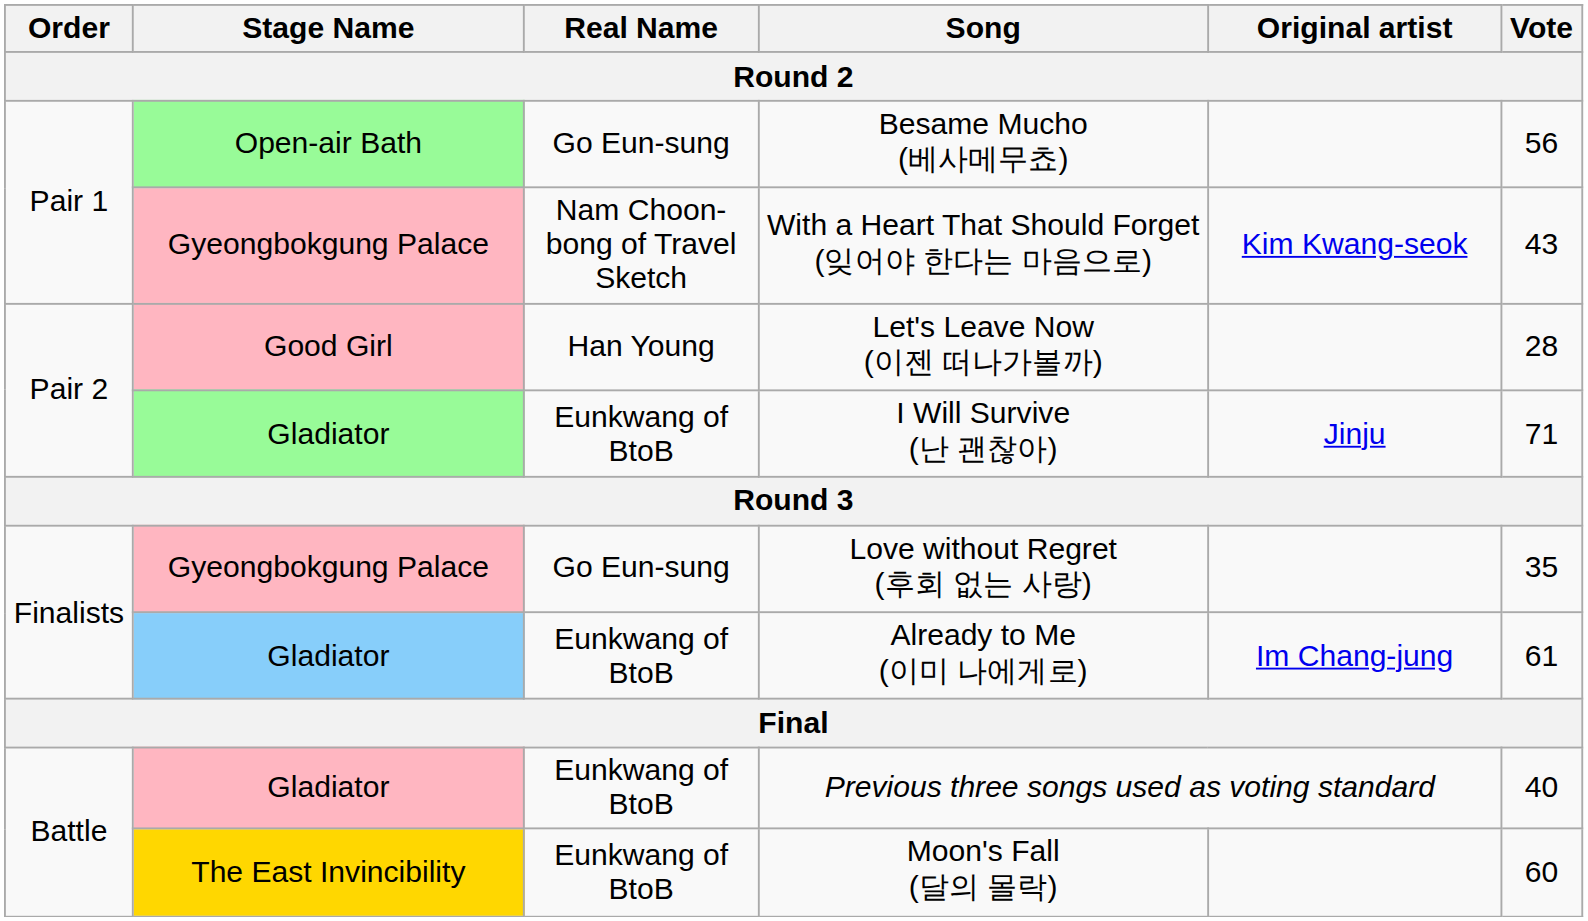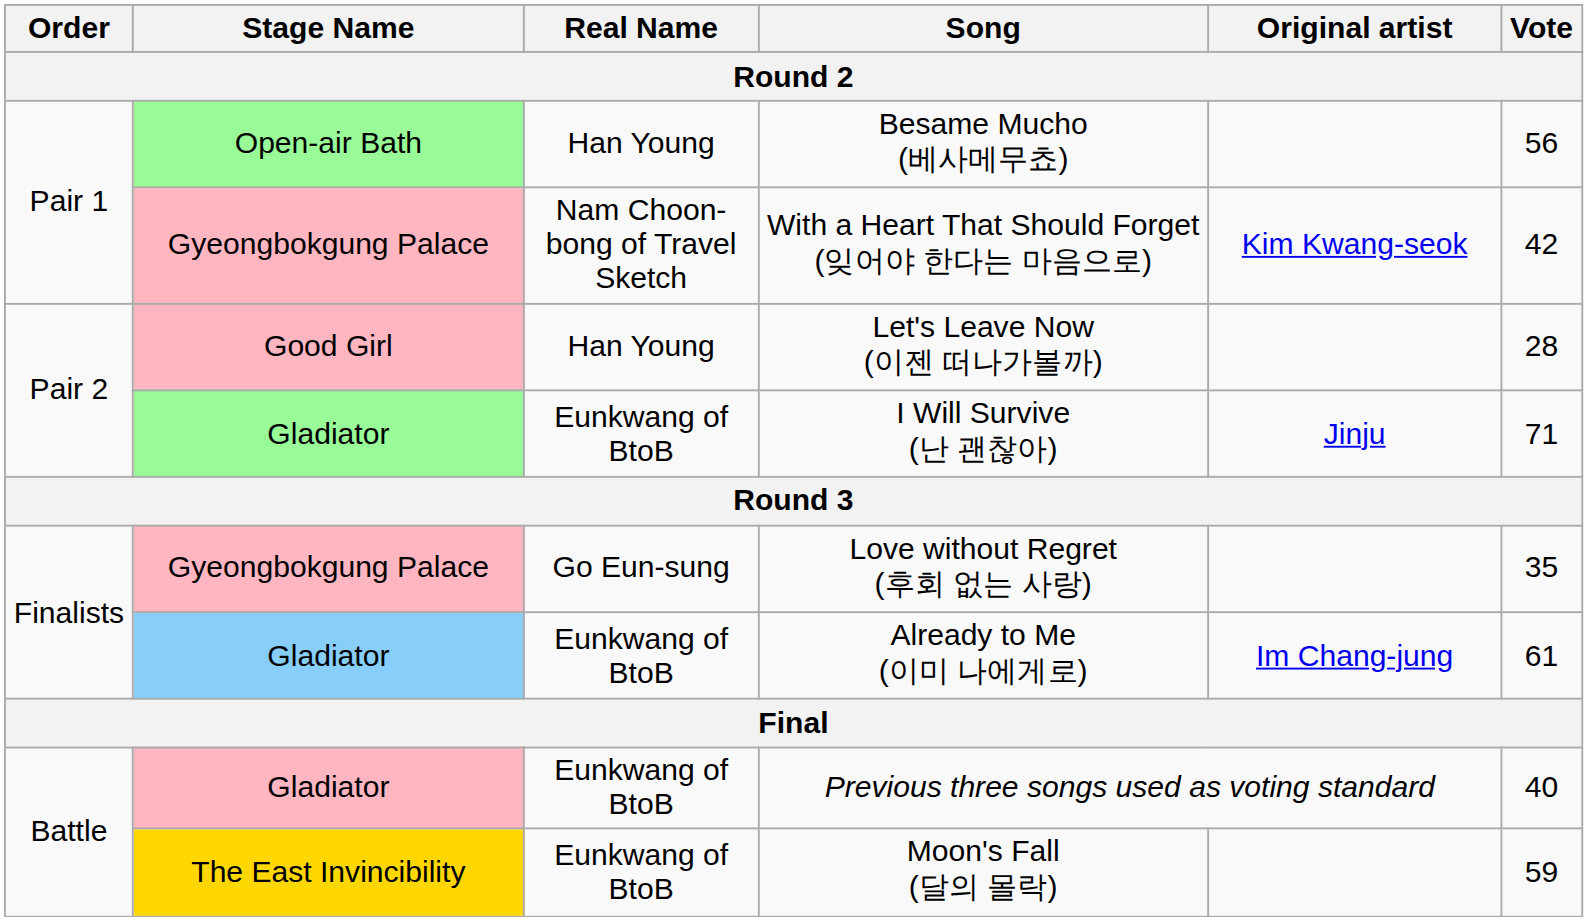(641, 143) Go Eun-sung -> (641, 143) Han Young
(1542, 244) 43 -> (1542, 244) 42
(1542, 871) 60 -> (1542, 871) 59
